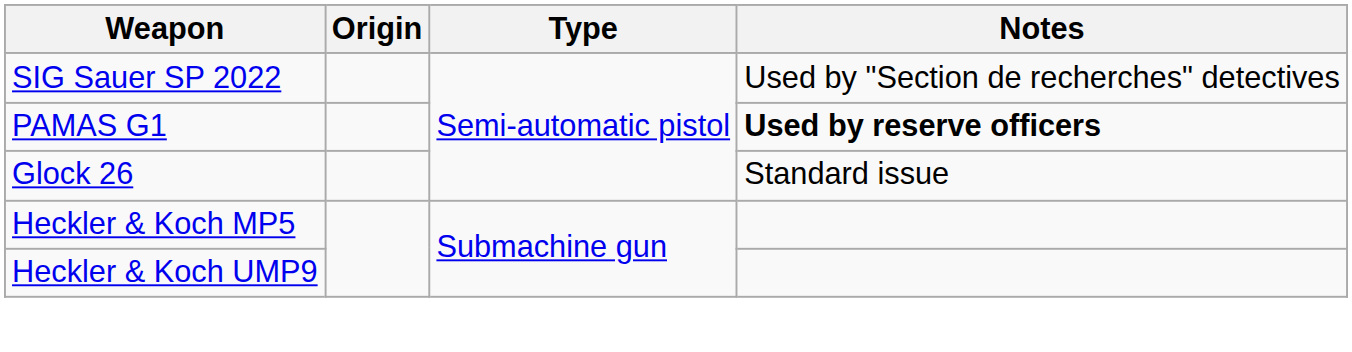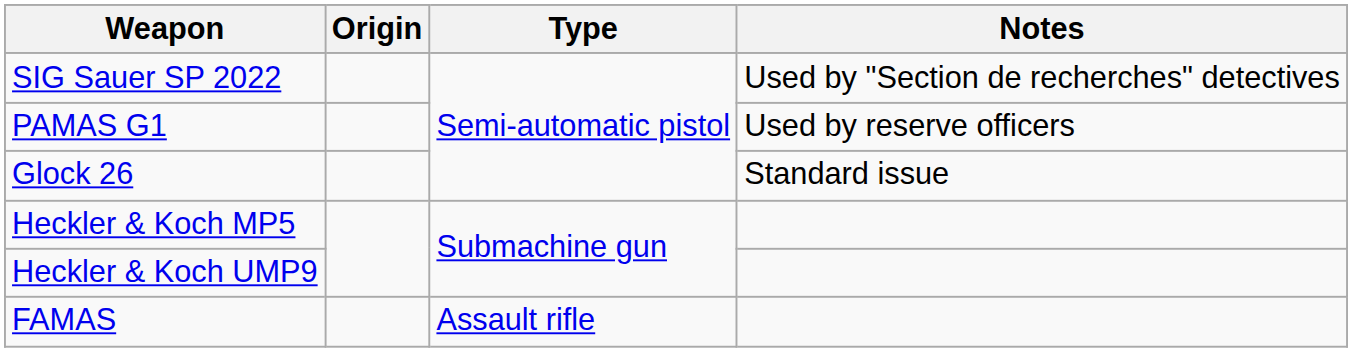(923, 126) bold -> (910, 126) normal
+ row: (64, 321)
